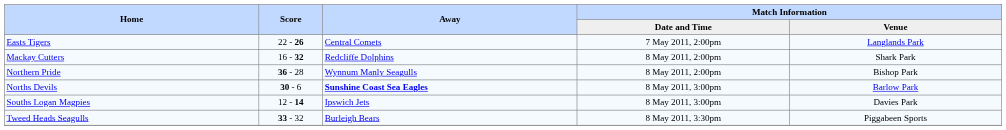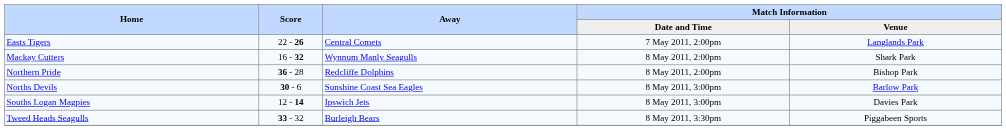(359, 57) Redcliffe Dolphins -> (371, 57) Wynnum Manly Seagulls
(371, 72) Wynnum Manly Seagulls -> (359, 72) Redcliffe Dolphins
(376, 87) bold -> (374, 87) normal
